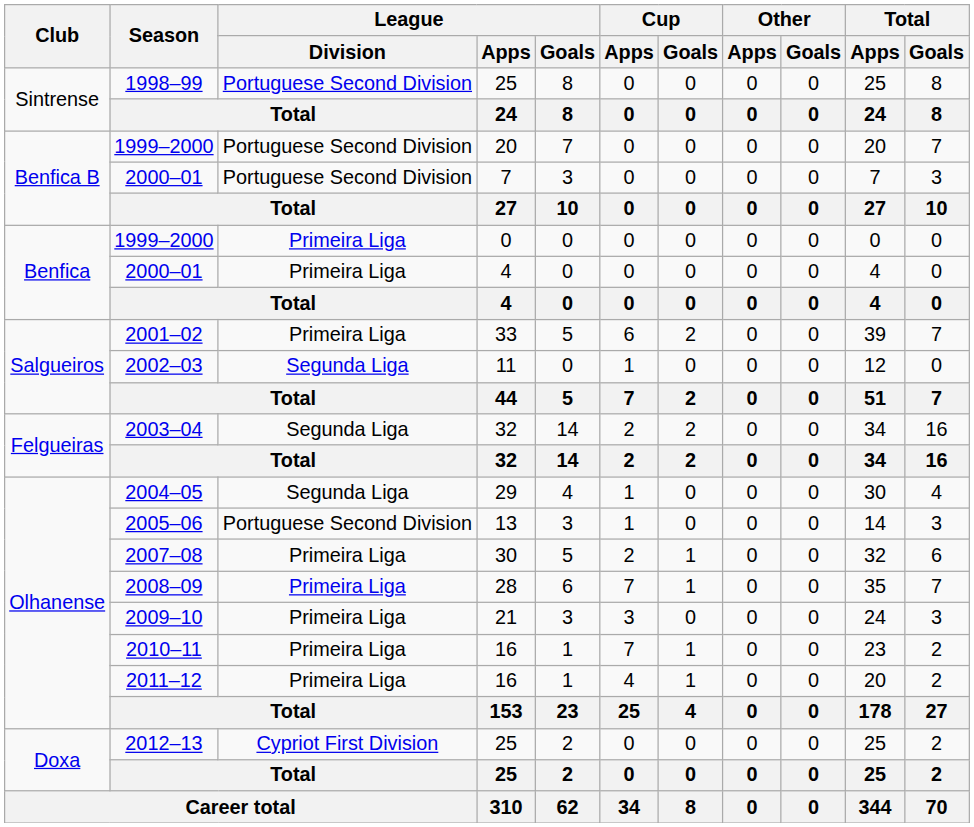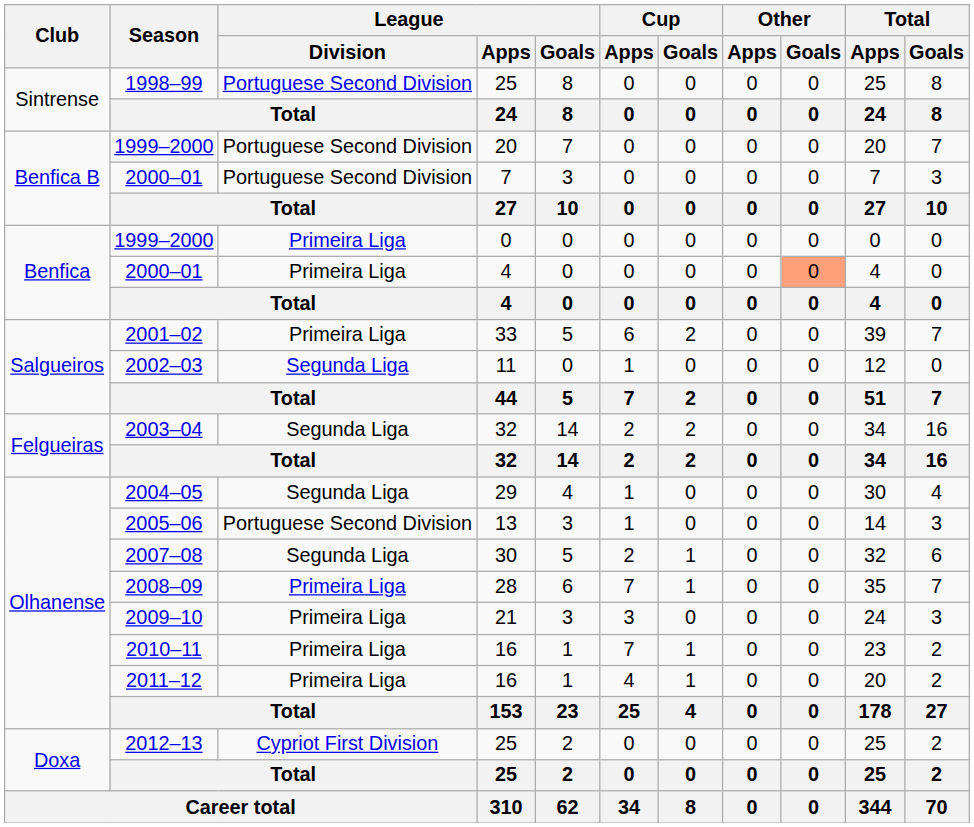(814, 271) no background -> (814, 271) lightsalmon background
(347, 555) Primeira Liga -> (347, 555) Segunda Liga
